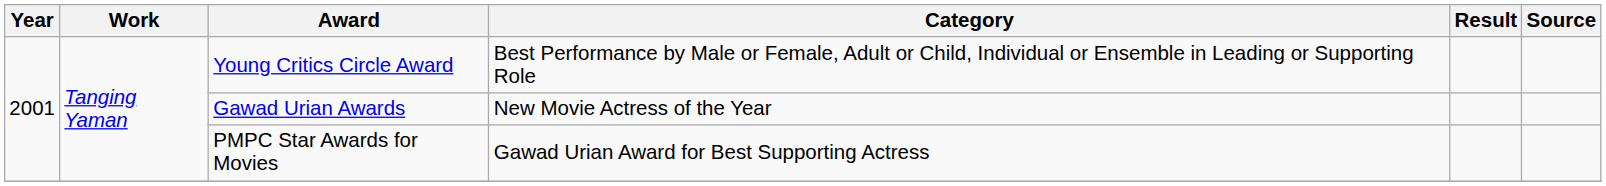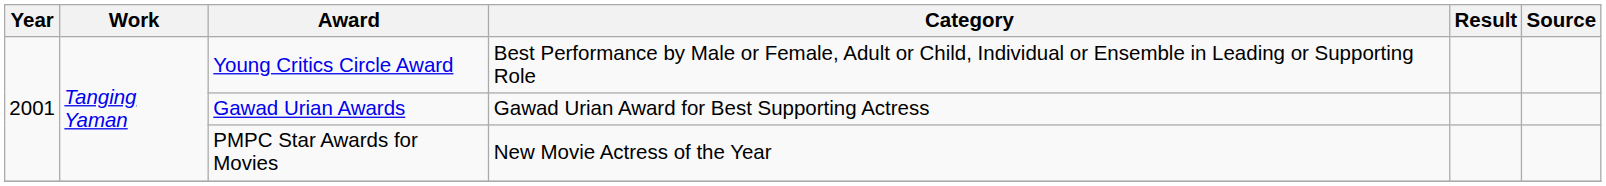(633, 108) New Movie Actress of the Year -> (712, 108) Gawad Urian Award for Best Supporting Actress
(712, 152) Gawad Urian Award for Best Supporting Actress -> (633, 152) New Movie Actress of the Year
